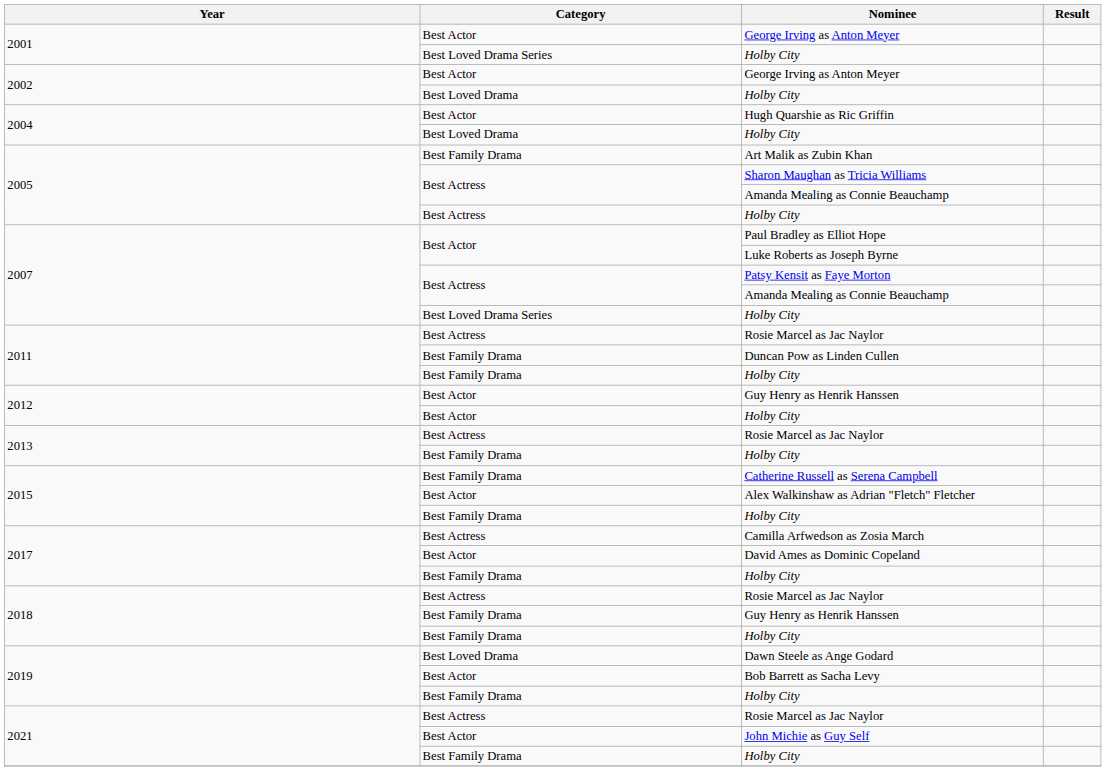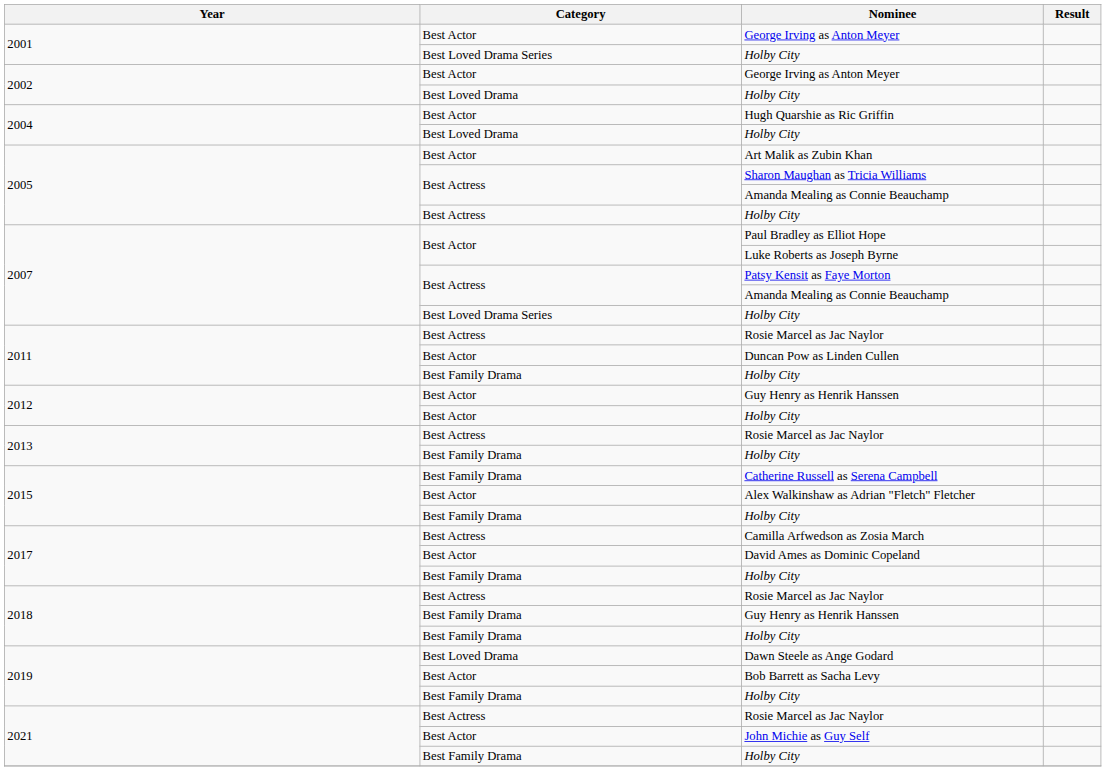(472, 154) Best Family Drama -> (449, 154) Best Actor
(472, 355) Best Family Drama -> (449, 355) Best Actor
